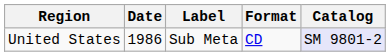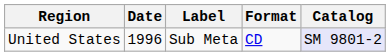(145, 40) 1986 -> (145, 40) 1996
